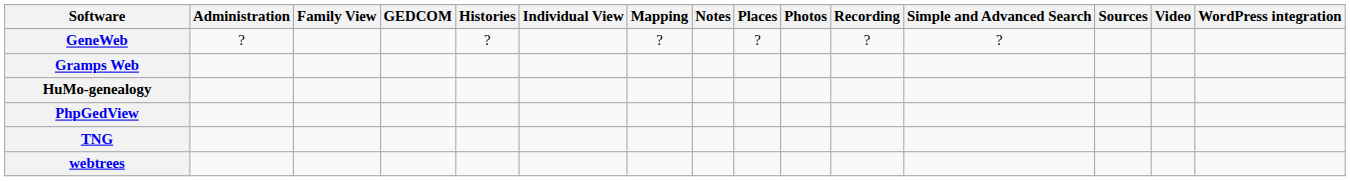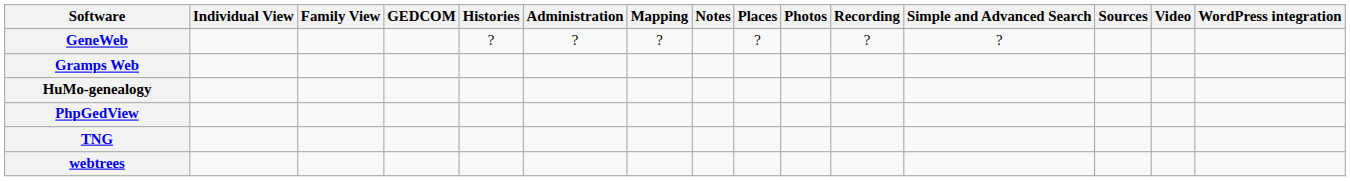columns swapped: (242, 16) <-> (573, 16)
